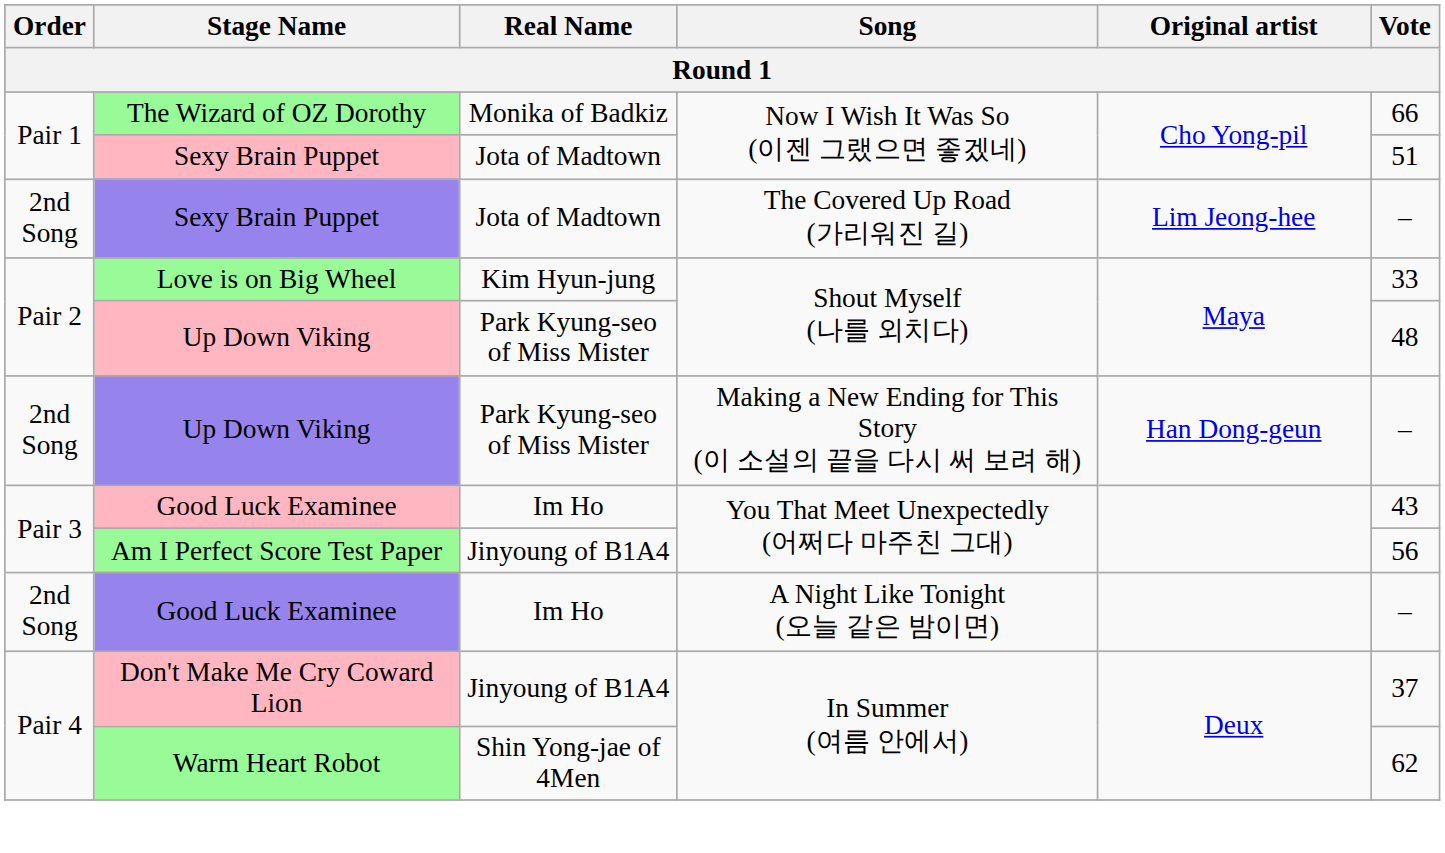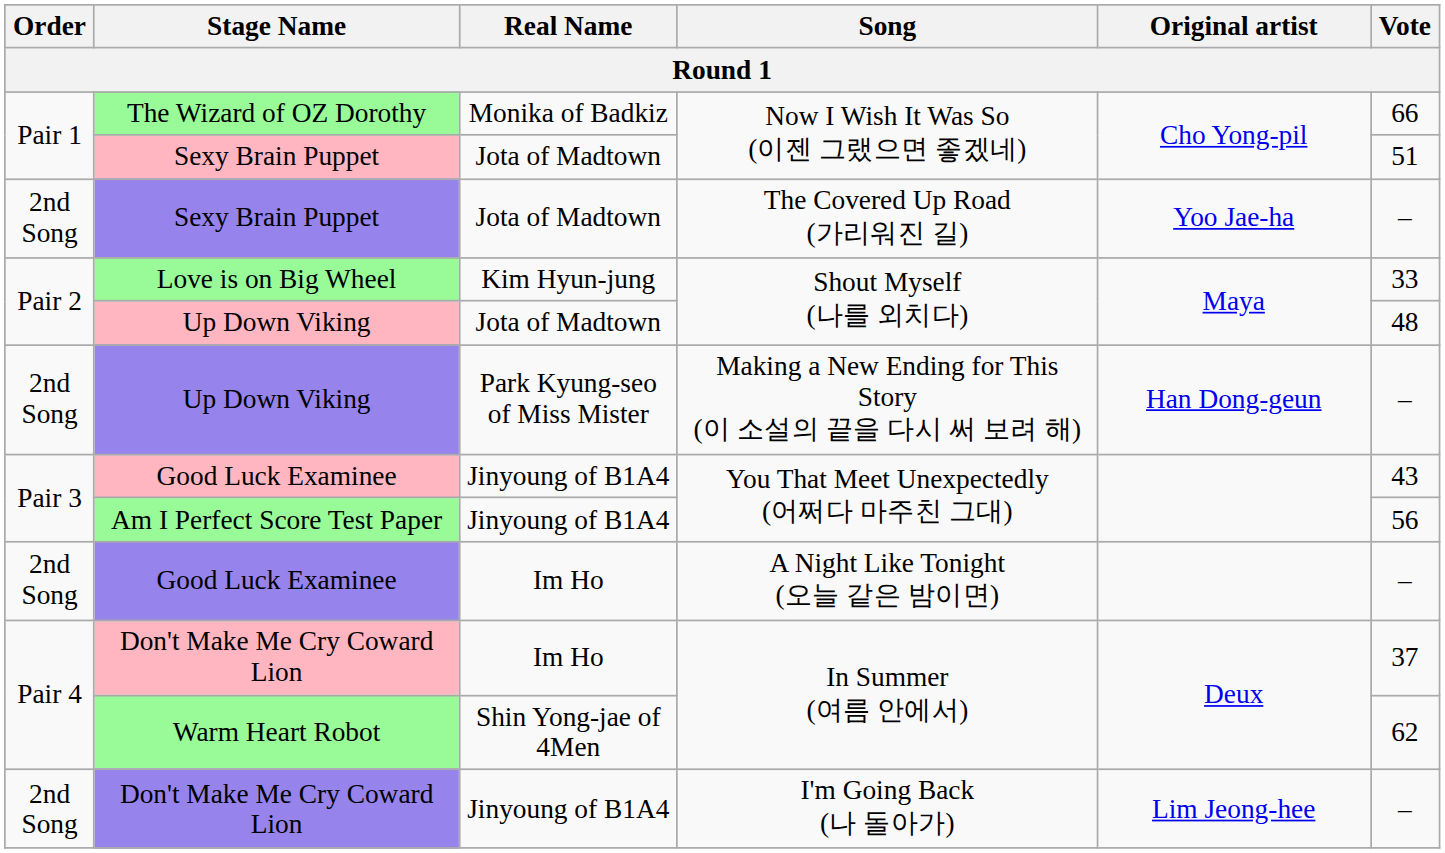(1234, 217) Lim Jeong-hee -> (1234, 217) Yoo Jae-ha
(568, 337) Park Kyung-seo of Miss Mister -> (568, 322) Jota of Madtown
(568, 506) Im Ho -> (568, 475) Jinyoung of B1A4
(568, 688) Jinyoung of B1A4 -> (568, 657) Im Ho
+ row: (277, 808)
